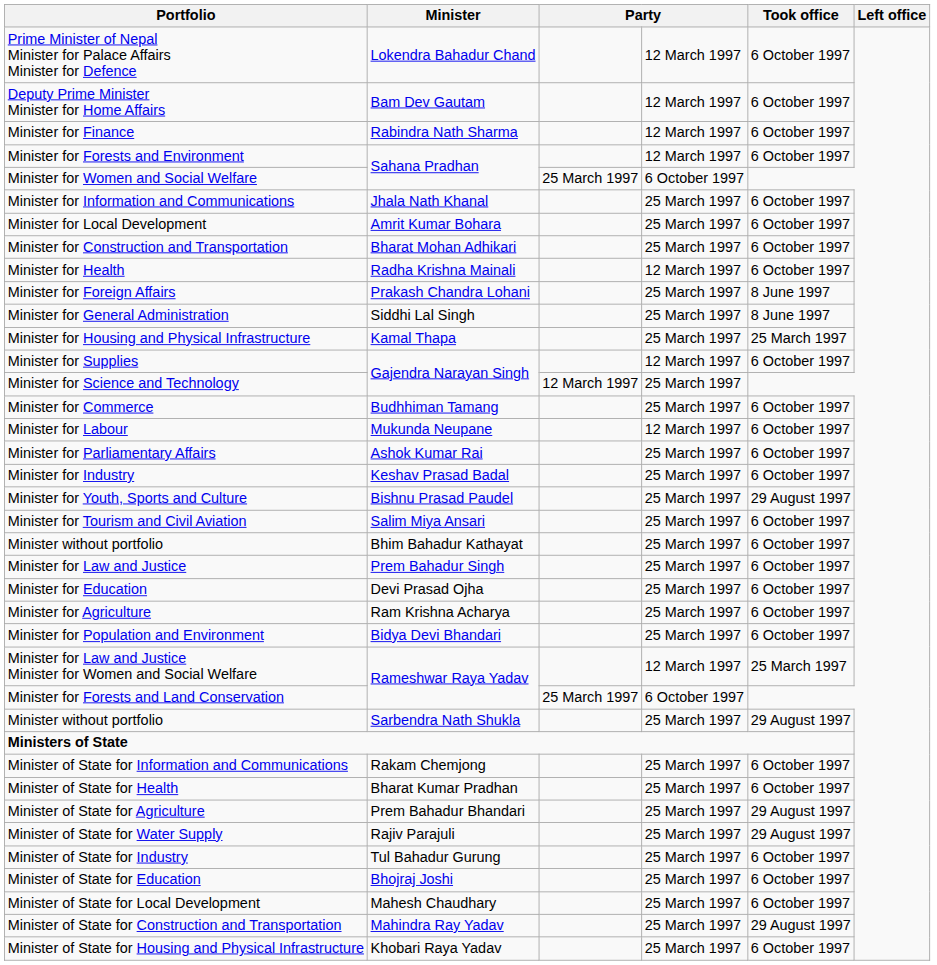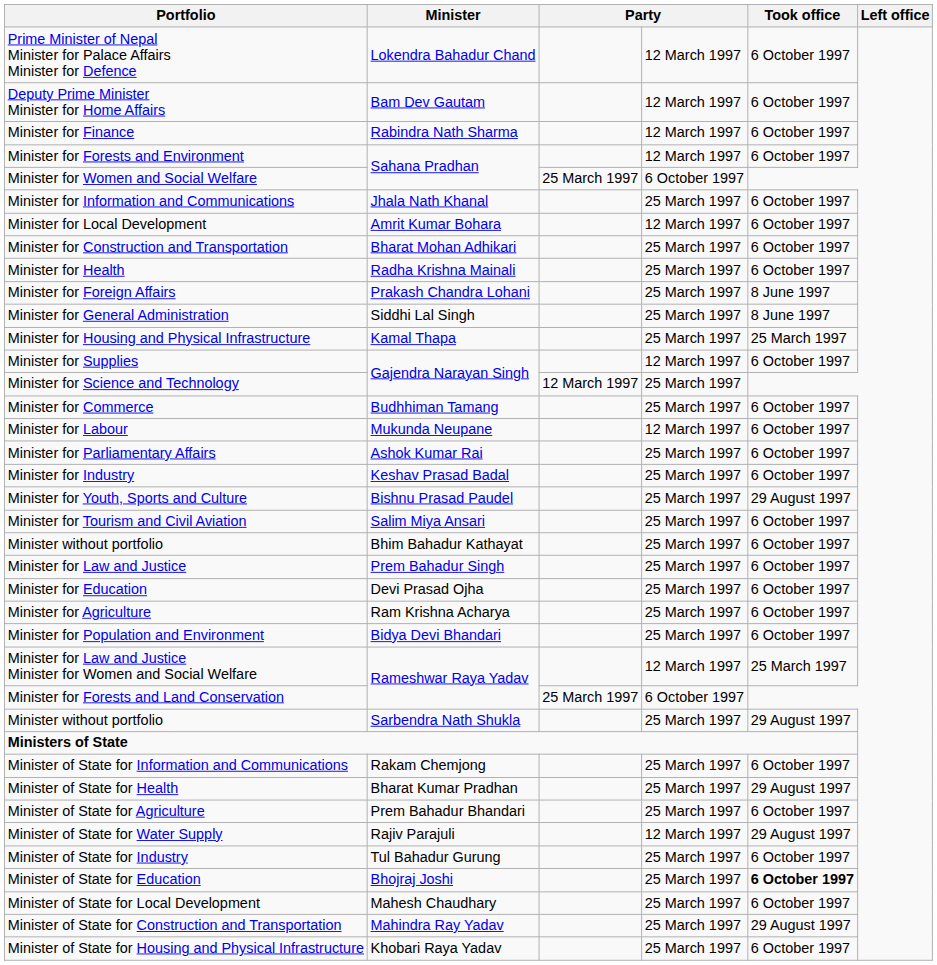(693, 224) 25 March 1997 -> (693, 224) 12 March 1997
(693, 270) 12 March 1997 -> (693, 270) 25 March 1997
(800, 788) 6 October 1997 -> (801, 788) 29 August 1997
(801, 811) 29 August 1997 -> (800, 811) 6 October 1997
(693, 834) 25 March 1997 -> (693, 834) 12 March 1997
(800, 880) normal -> (802, 880) bold
